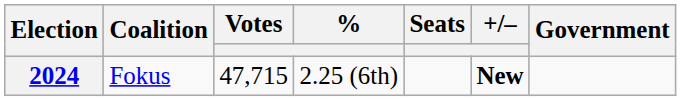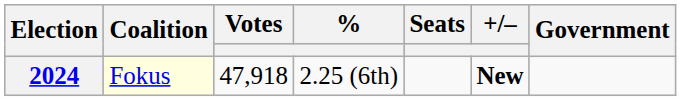(140, 75) no background -> (140, 75) lightyellow background
(254, 75) 47,715 -> (254, 75) 47,918
